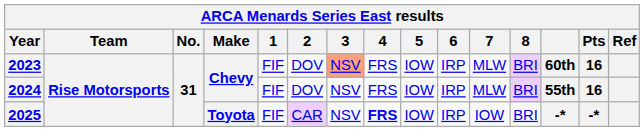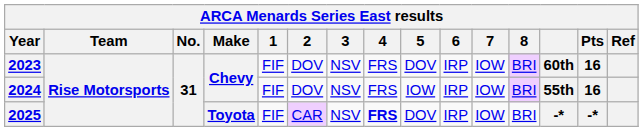(345, 65) lightsalmon background -> (345, 65) no background
(419, 65) IOW -> (420, 65) DOV
(489, 65) MLW -> (490, 65) IOW
(489, 90) MLW -> (490, 90) IOW
(419, 114) IOW -> (420, 114) DOV
